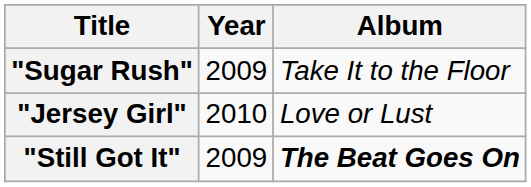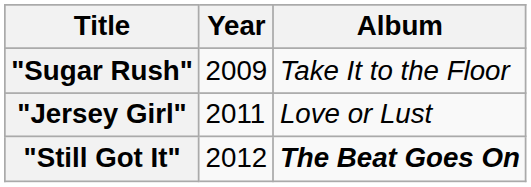(236, 114) 2010 -> (235, 114) 2011
(236, 158) 2009 -> (236, 158) 2012
